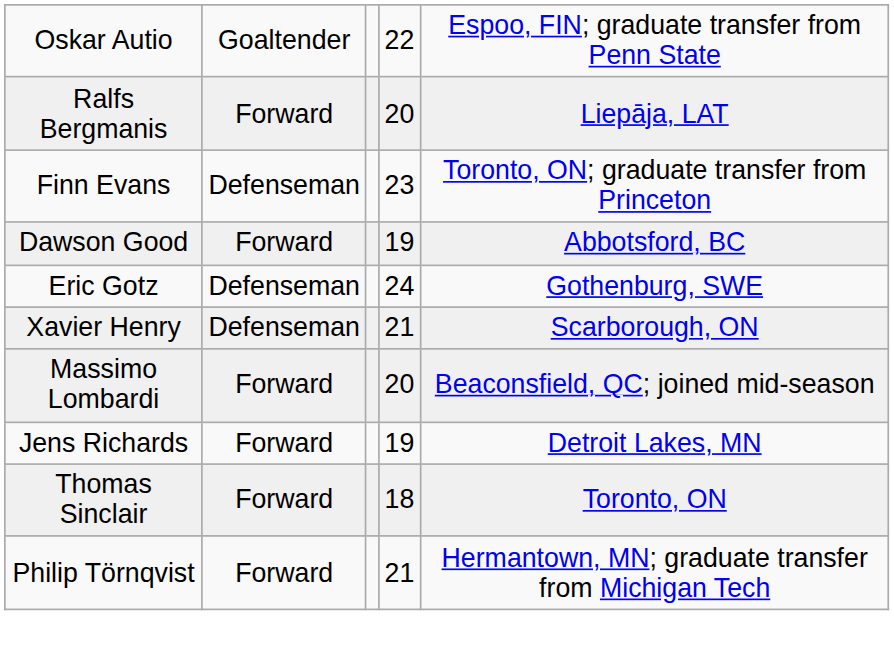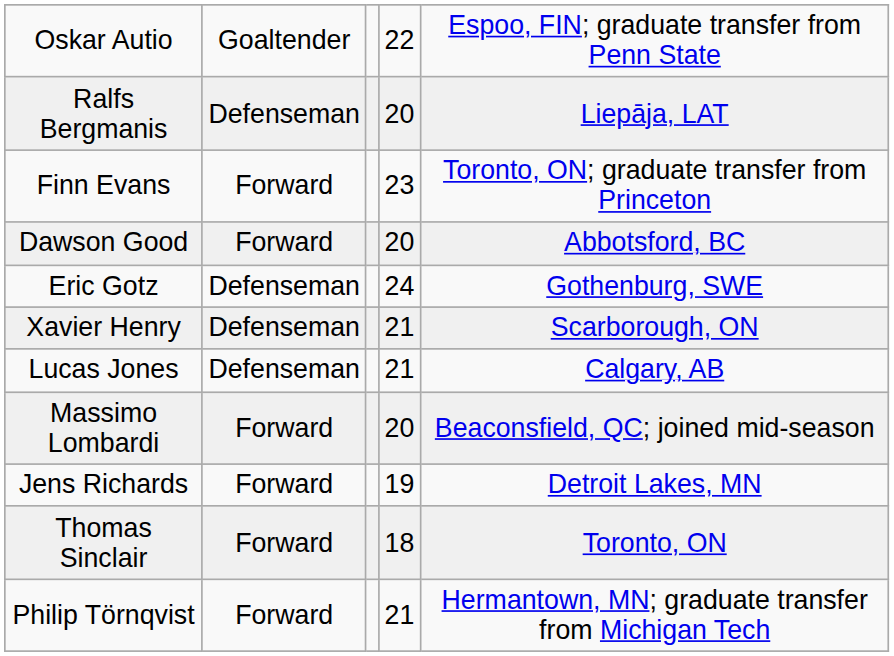(284, 113) Forward -> (284, 113) Defenseman
(284, 185) Defenseman -> (284, 185) Forward
(399, 242) 19 -> (399, 242) 20
+ row: (104, 370)
